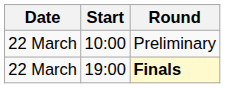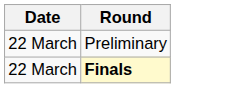- column: (105, 17)
